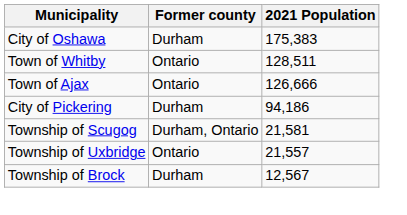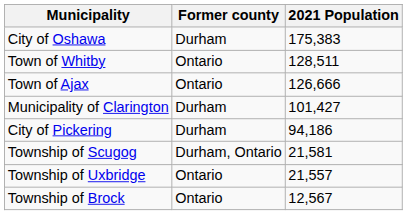+ row: (88, 107)
(178, 175) Durham -> (199, 198) Ontario
